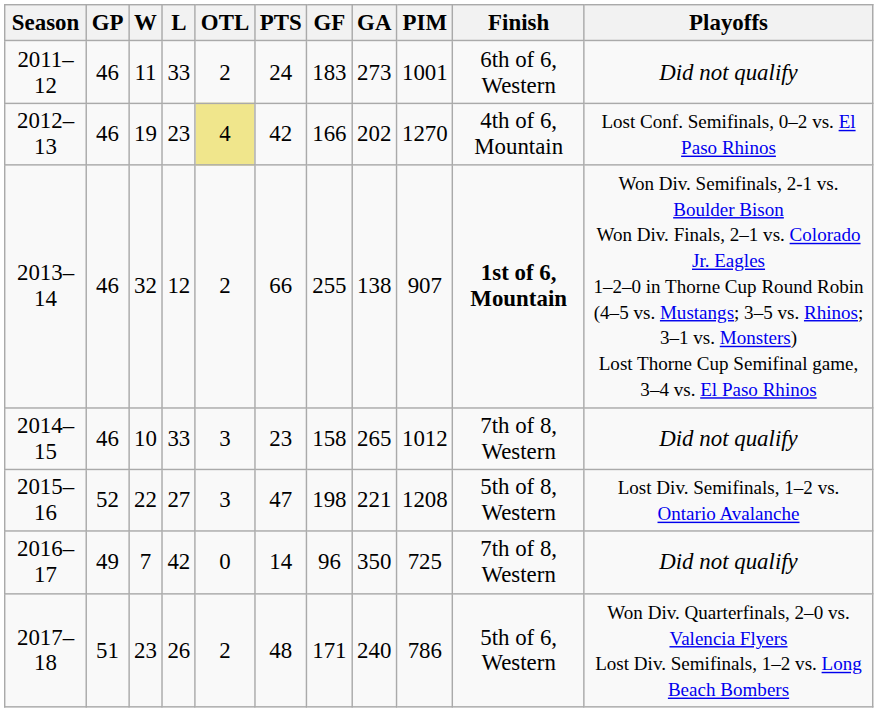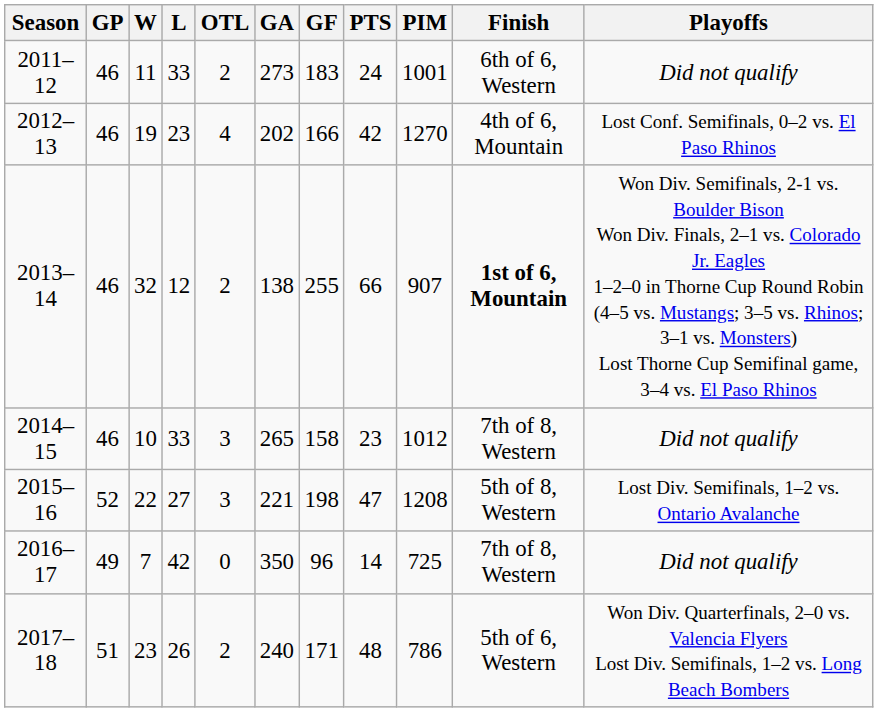columns swapped: (281, 22) <-> (374, 22)
(225, 133) khaki background -> (225, 133) no background
